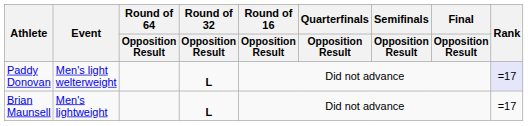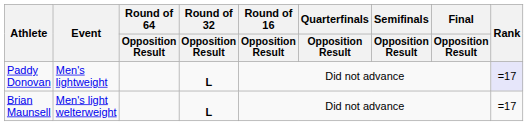(86, 77) Men's light welterweight -> (82, 77) Men's lightweight
(82, 106) Men's lightweight -> (86, 106) Men's light welterweight
